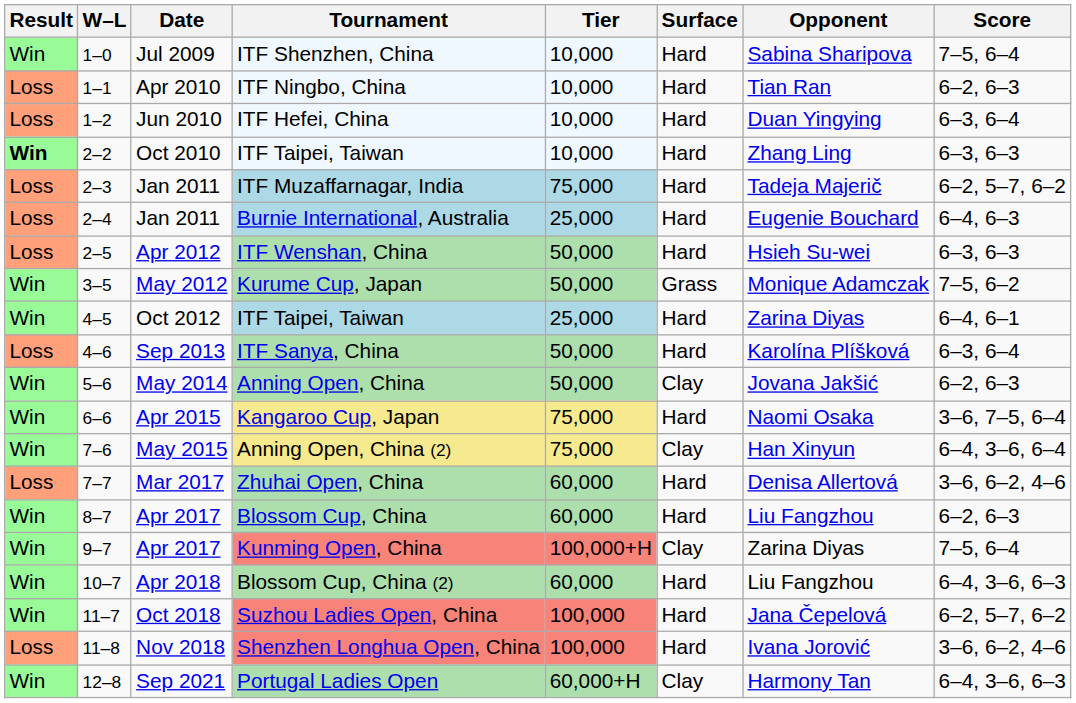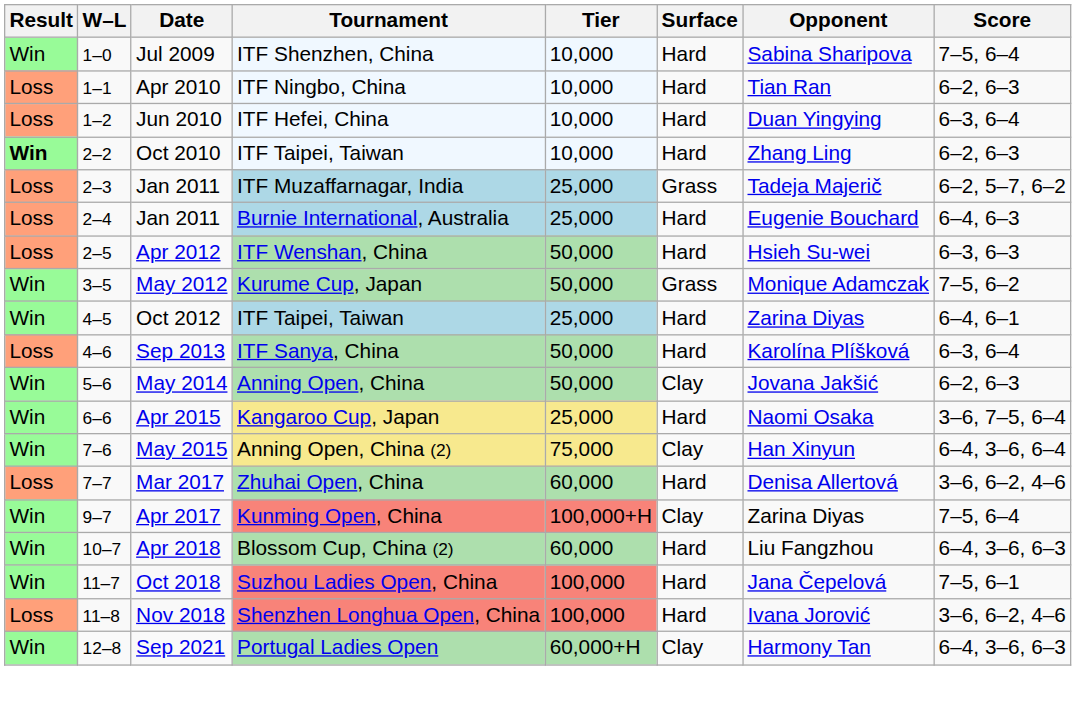(979, 152) 6–3, 6–3 -> (979, 152) 6–2, 6–3
(581, 185) 75,000 -> (581, 185) 25,000
(684, 185) Hard -> (689, 185) Grass
(581, 416) 75,000 -> (581, 416) 25,000
- row: (178, 515)
(1002, 614) 6–2, 5–7, 6–2 -> (979, 581) 7–5, 6–1
